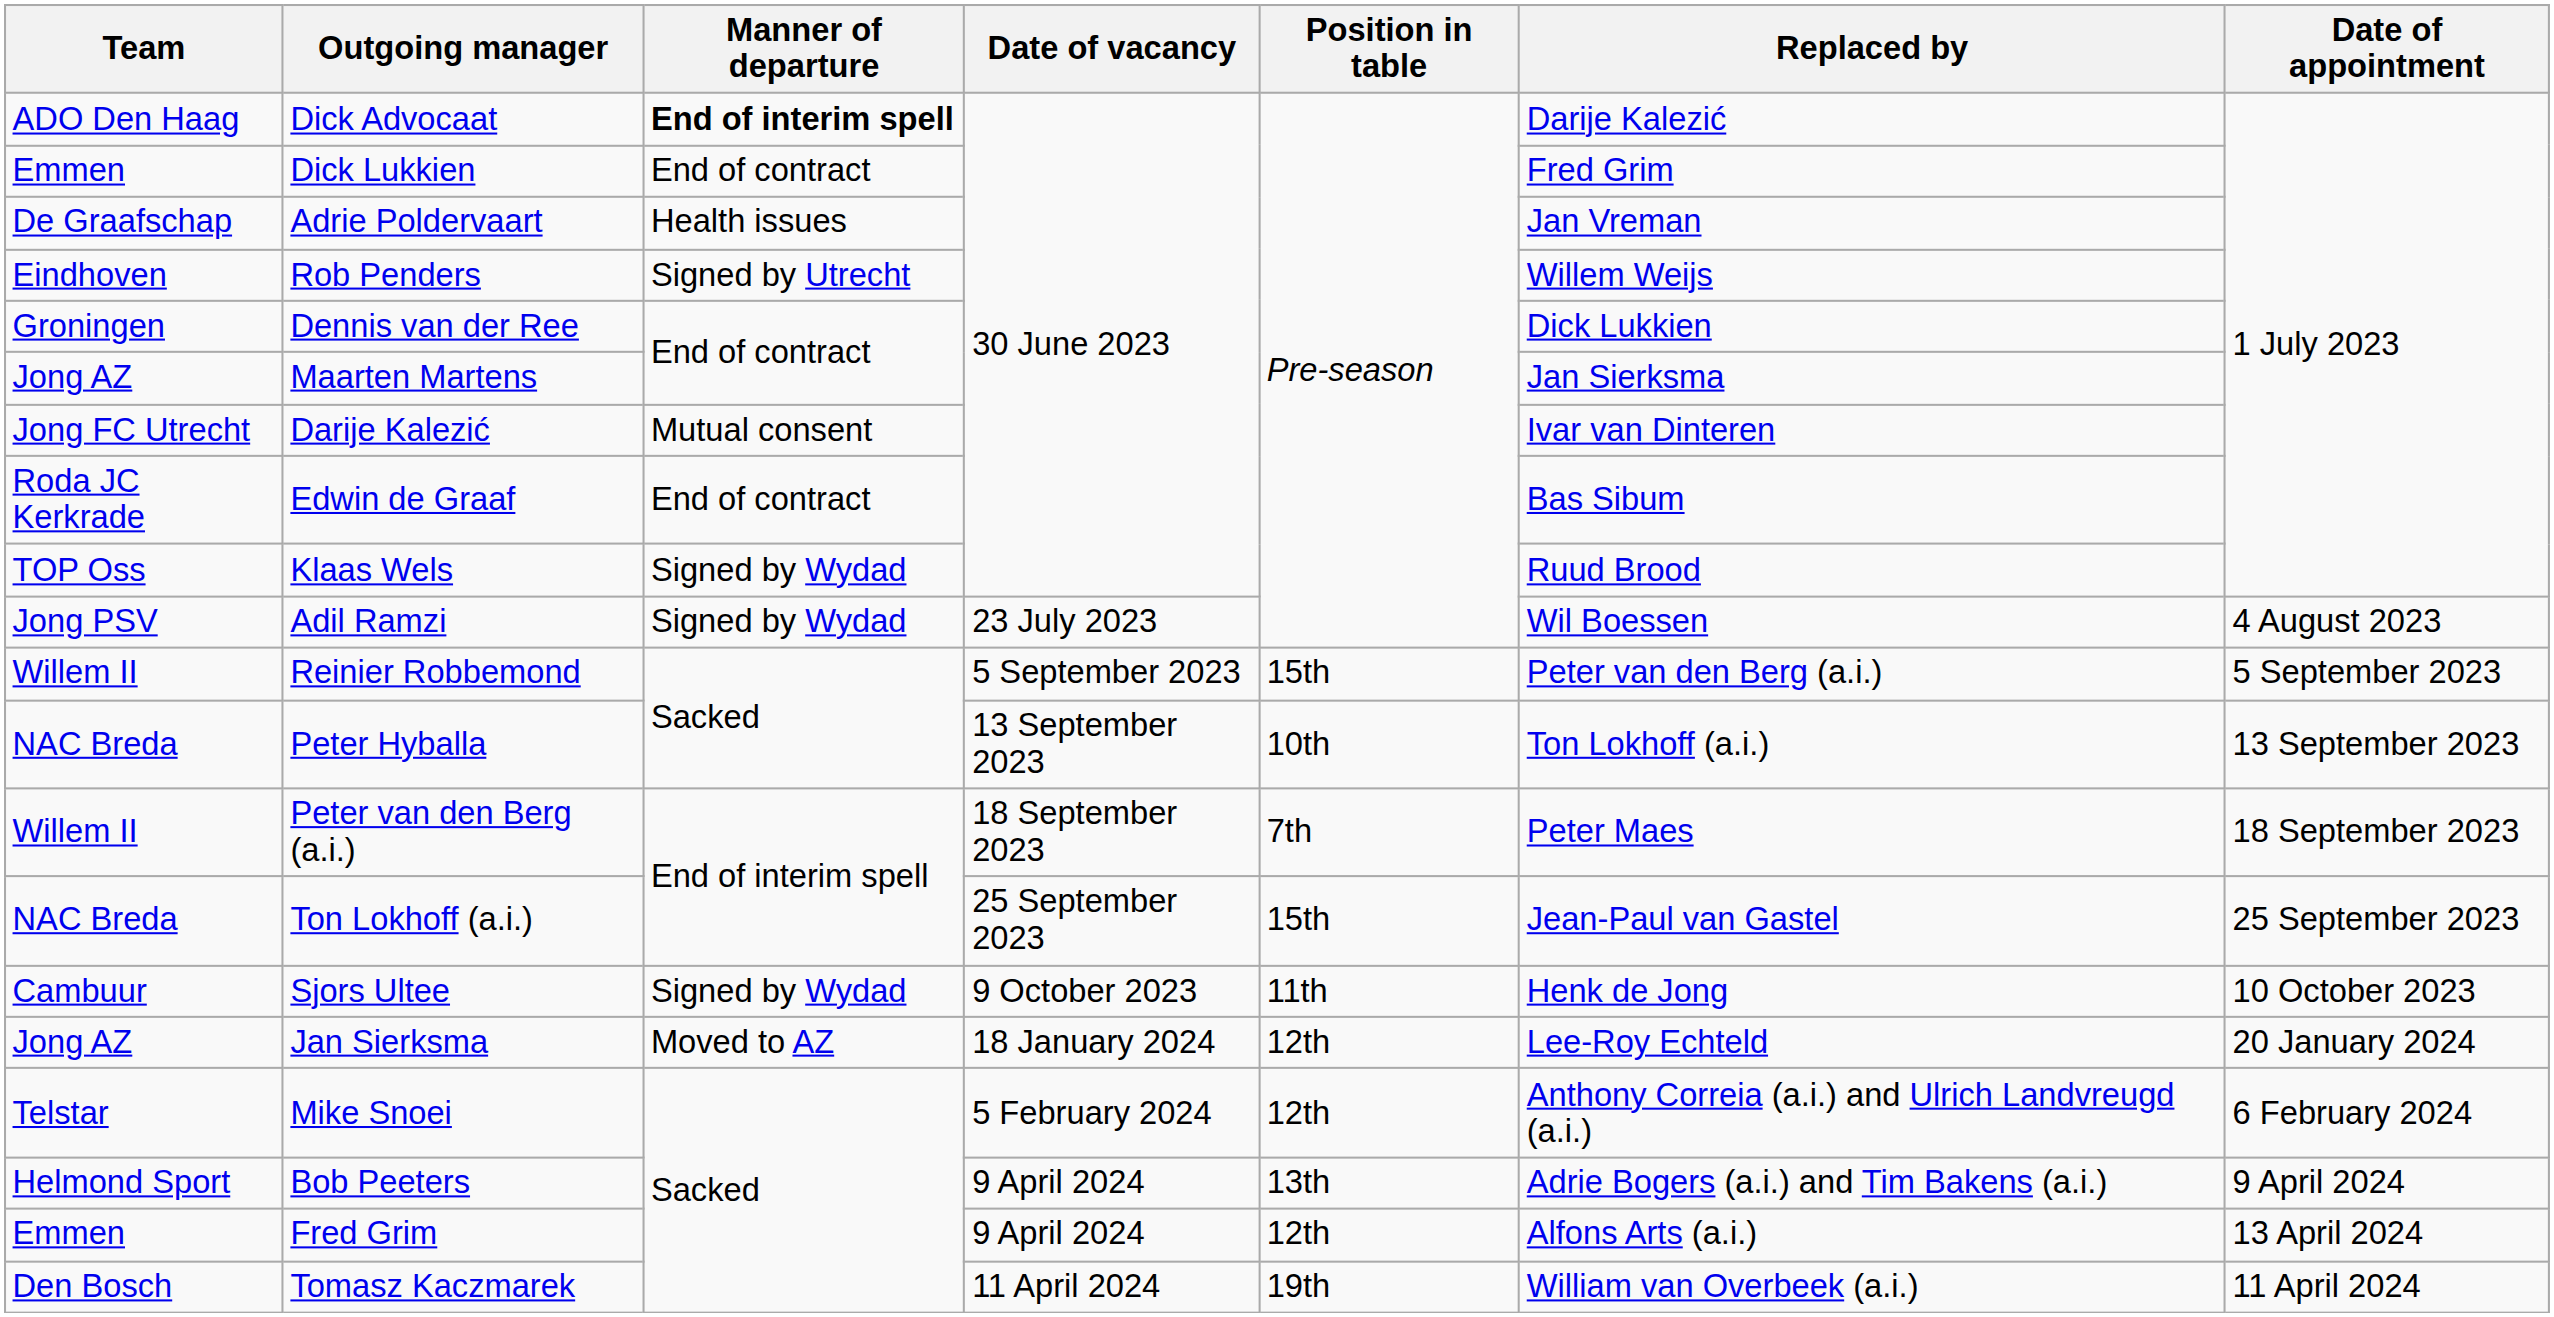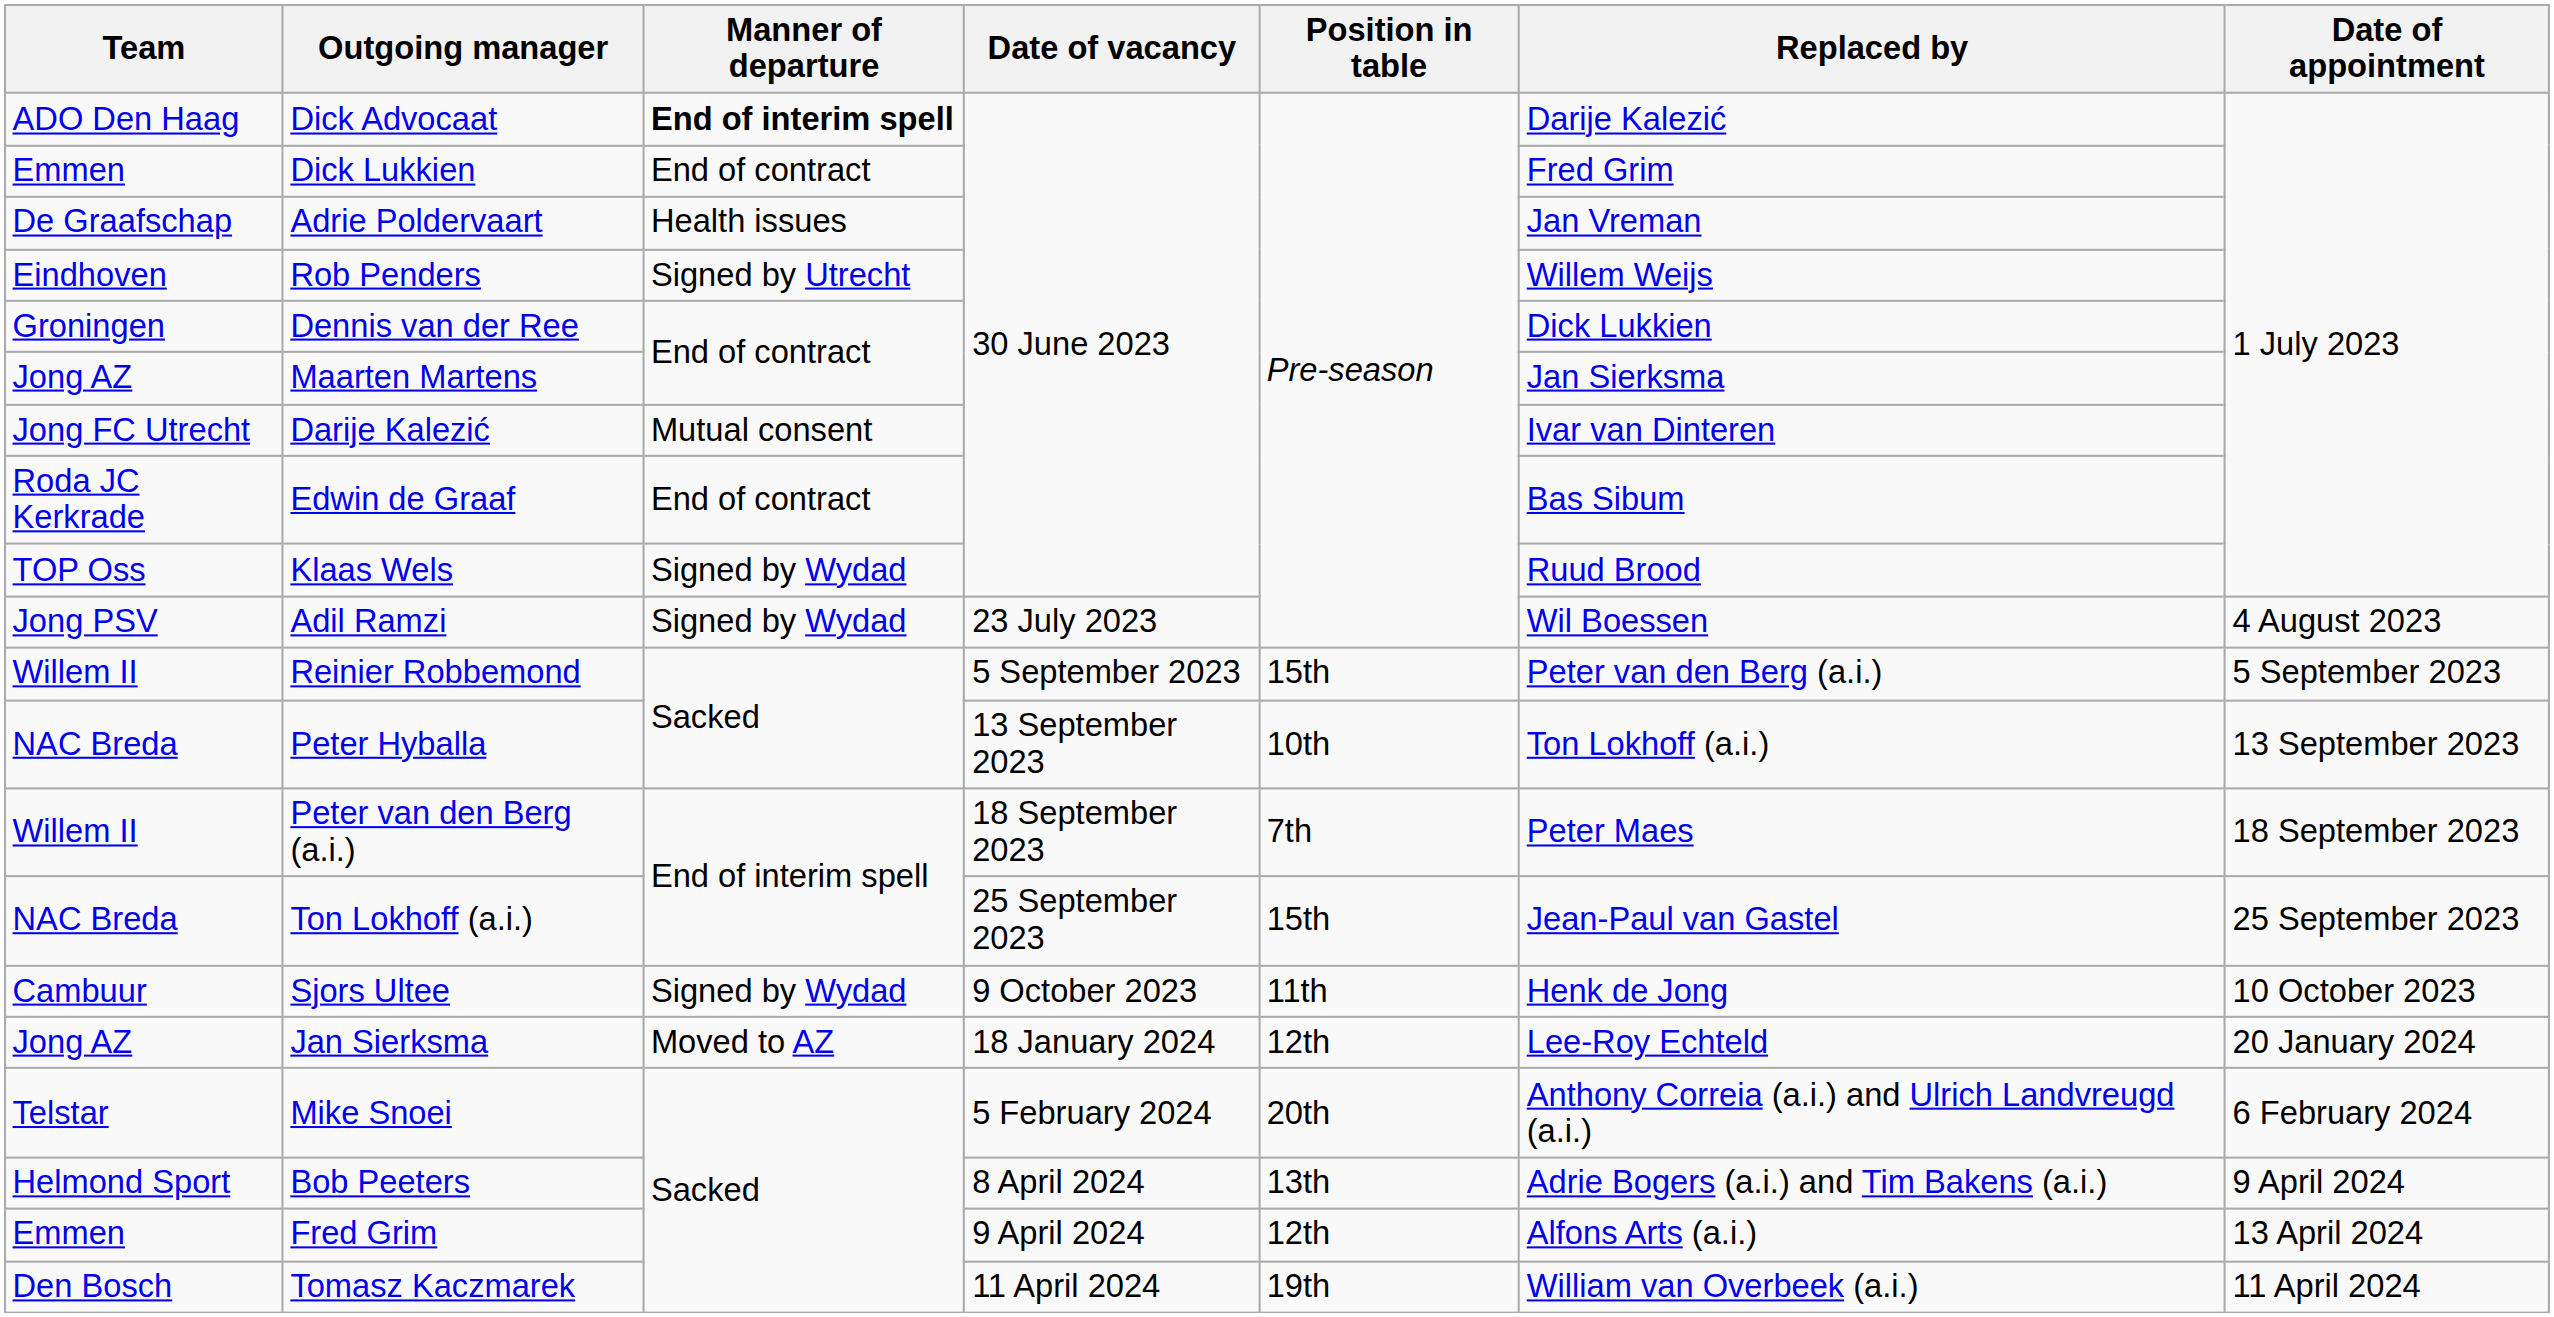(1298, 1112) 12th -> (1298, 1112) 20th
(1058, 1182) 9 April 2024 -> (1058, 1182) 8 April 2024
